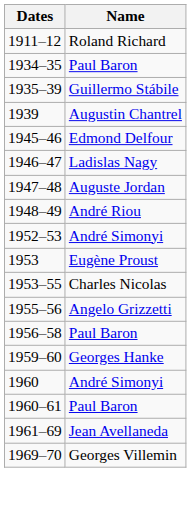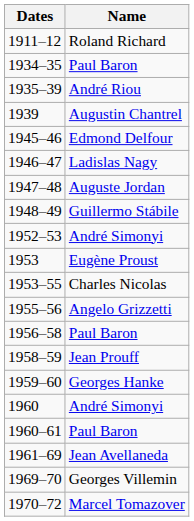(124, 89) Guillermo Stábile -> (105, 89) André Riou
(105, 211) André Riou -> (124, 211) Guillermo Stábile
+ row: (35, 357)
+ row: (35, 503)
